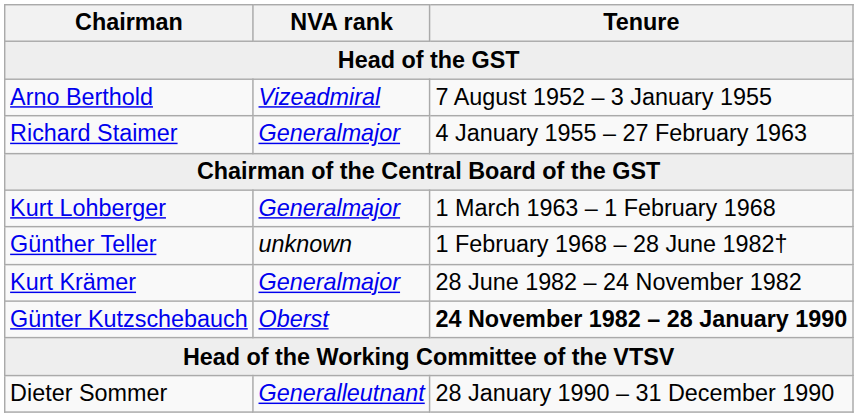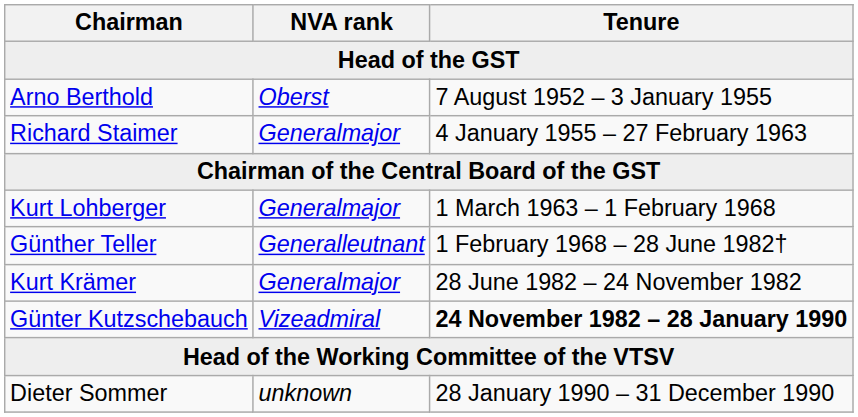(319, 97) Vizeadmiral -> (294, 97) Oberst
(305, 245) unknown -> (342, 245) Generalleutnant
(294, 319) Oberst -> (319, 319) Vizeadmiral
(342, 393) Generalleutnant -> (305, 393) unknown
